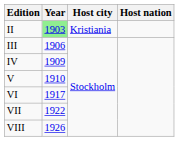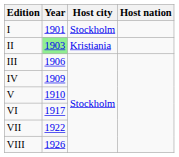+ row: (8, 29)
